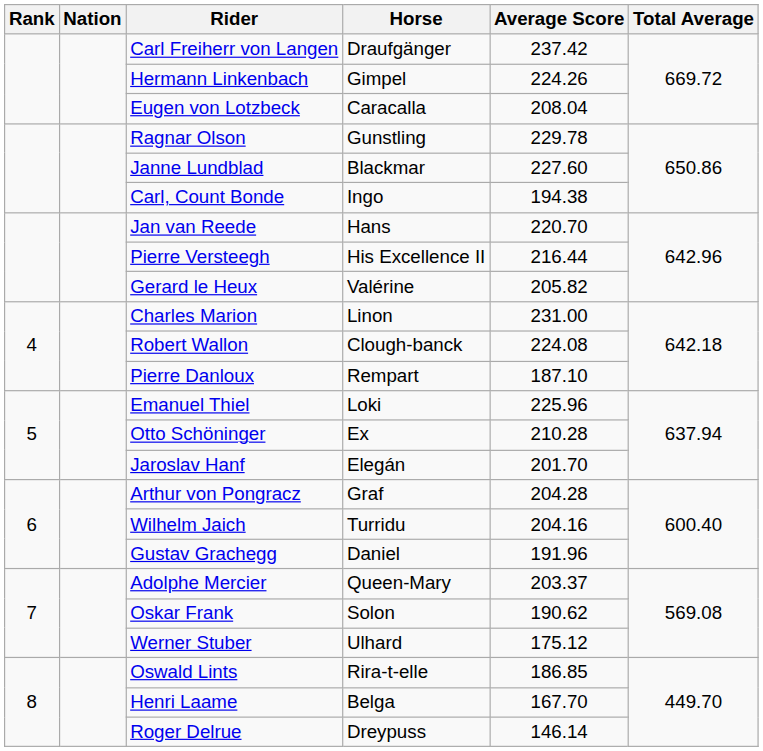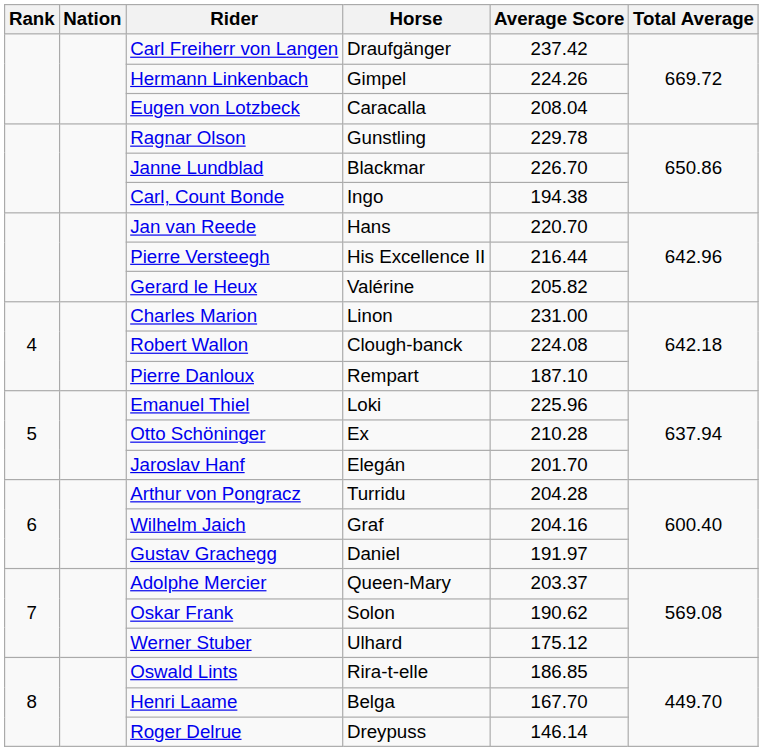(559, 167) 227.60 -> (559, 167) 226.70
(365, 494) Graf -> (376, 494) Turridu
(376, 524) Turridu -> (365, 524) Graf
(559, 553) 191.96 -> (559, 553) 191.97
